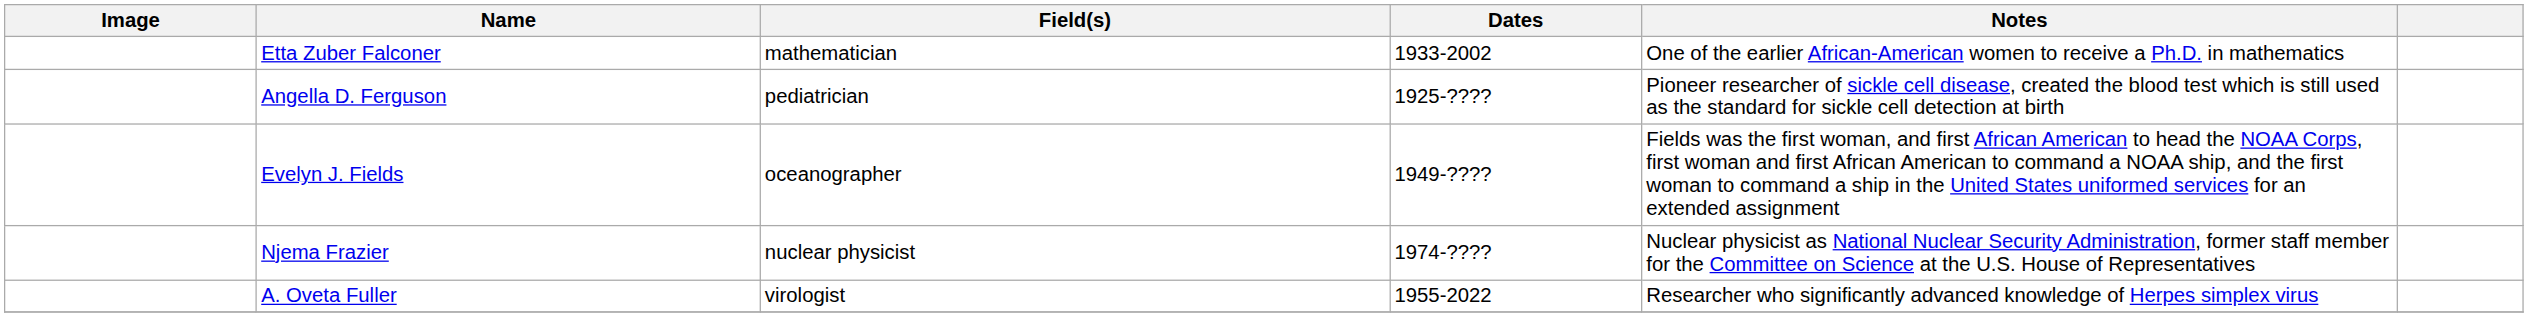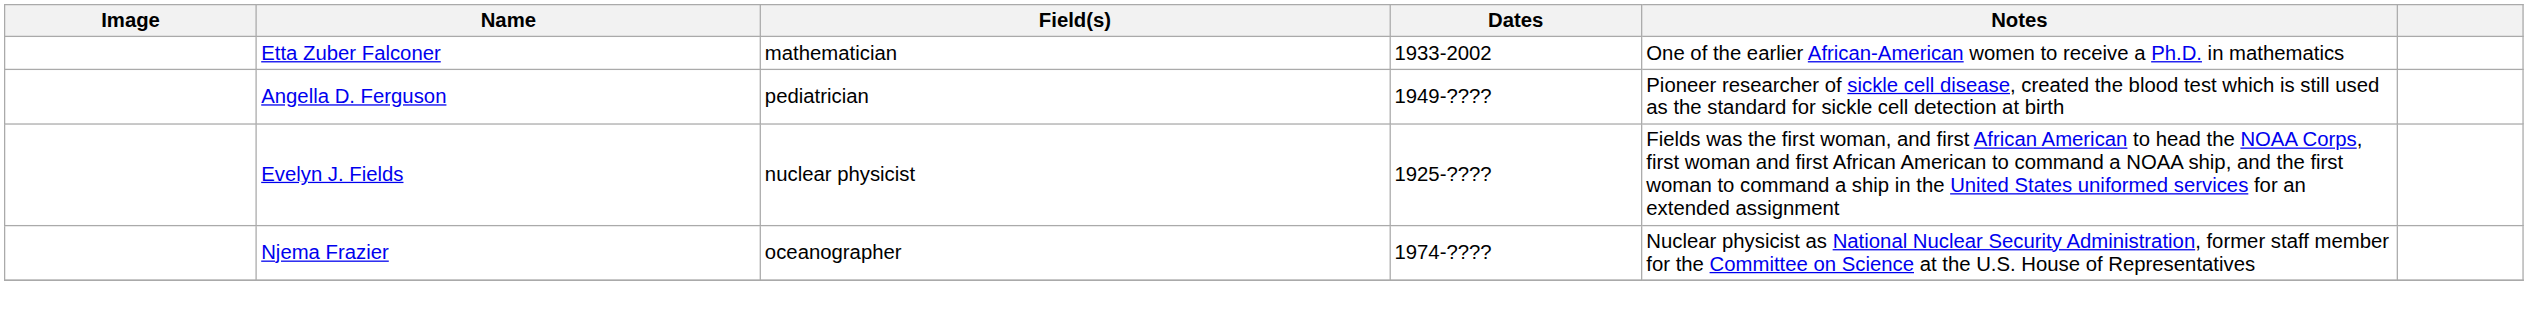(1443, 96) 1925-???? -> (1443, 96) 1949-????
(833, 174) oceanographer -> (840, 174) nuclear physicist
(1443, 174) 1949-???? -> (1443, 174) 1925-????
(840, 252) nuclear physicist -> (833, 252) oceanographer
- row: (329, 296)
